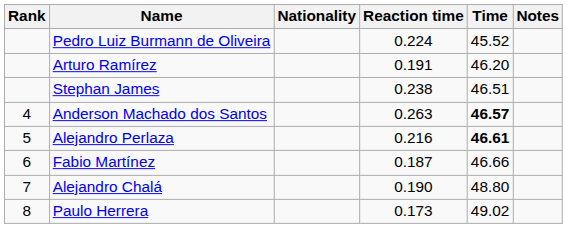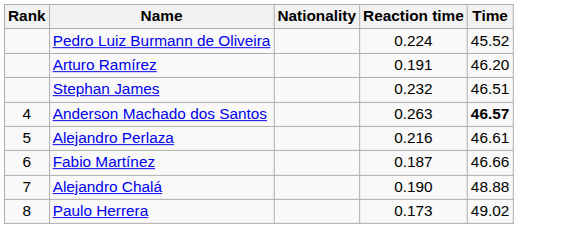- column: (538, 16)
(413, 89) 0.238 -> (413, 89) 0.232
(490, 138) bold -> (490, 138) normal
(490, 187) 48.80 -> (490, 187) 48.88
